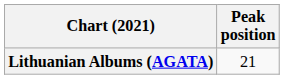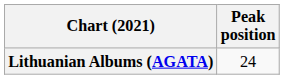(248, 61) 21 -> (248, 61) 24
